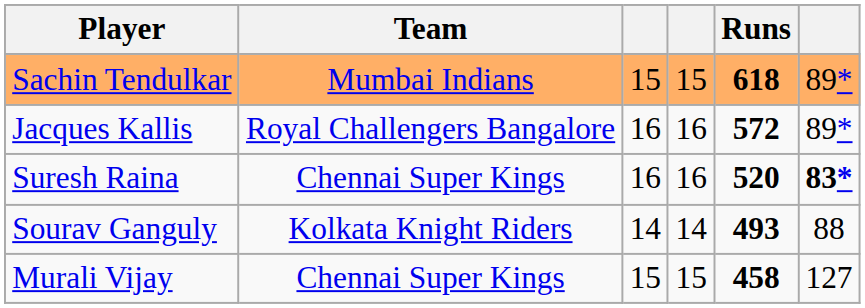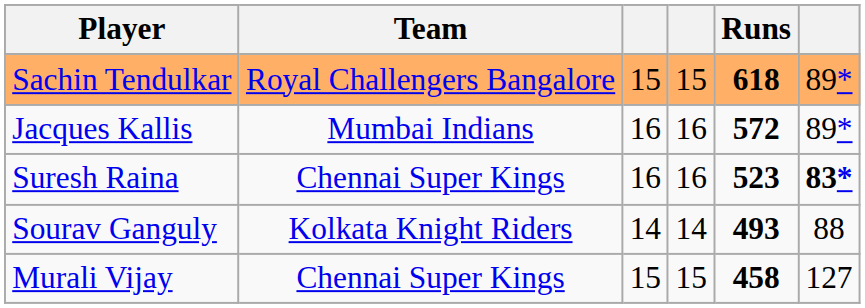(431, 79) Mumbai Indians -> (431, 79) Royal Challengers Bangalore
(431, 128) Royal Challengers Bangalore -> (431, 128) Mumbai Indians
(756, 178) 520 -> (756, 178) 523
